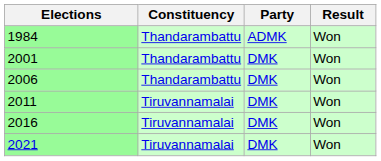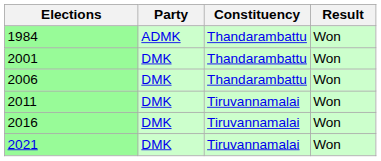columns swapped: (191, 15) <-> (277, 15)
